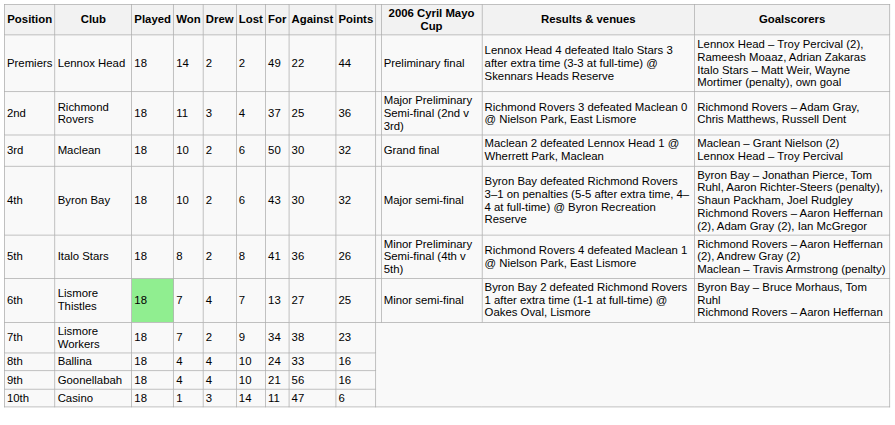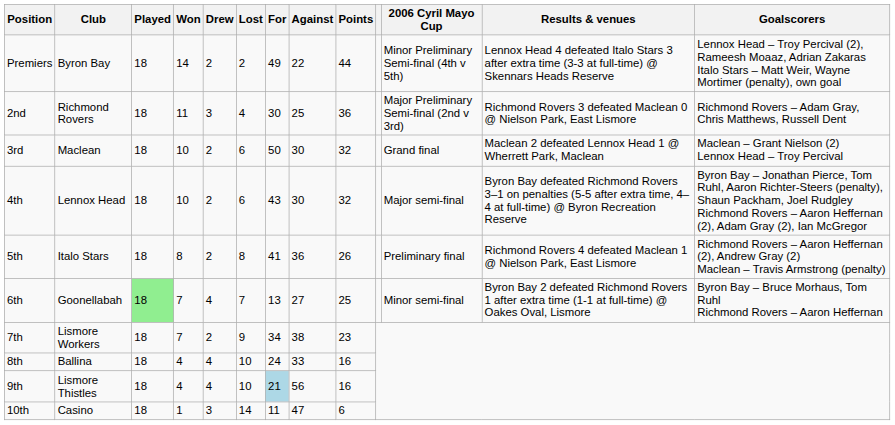(91, 63) Lennox Head -> (84, 63) Byron Bay
(424, 63) Preliminary final -> (428, 63) Minor Preliminary Semi-final (4th v 5th)
(274, 113) 37 -> (274, 113) 30
(84, 200) Byron Bay -> (91, 200) Lennox Head
(428, 256) Minor Preliminary Semi-final (4th v 5th) -> (424, 256) Preliminary final
(78, 300) Lismore Thistles -> (90, 300) Goonellabah
(90, 380) Goonellabah -> (78, 386) Lismore Thistles
(274, 380) no background -> (274, 386) lightblue background
